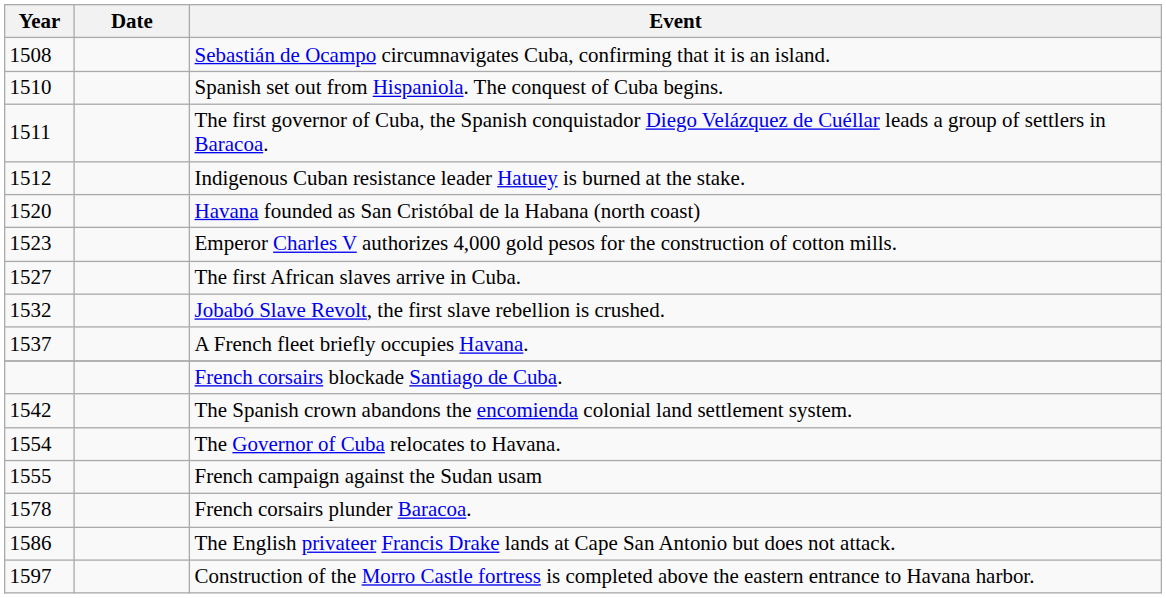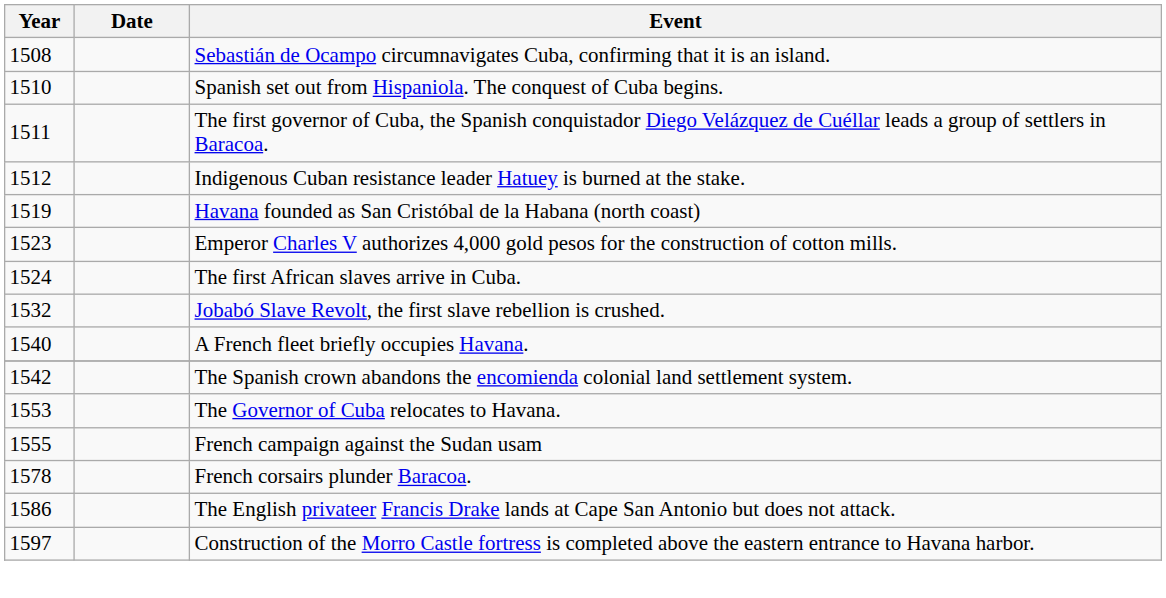(30, 210) 1520 -> (30, 210) 1519
(30, 277) 1527 -> (30, 277) 1524
(30, 343) 1537 -> (30, 343) 1540
- row: (378, 377)
(30, 443) 1554 -> (30, 410) 1553
